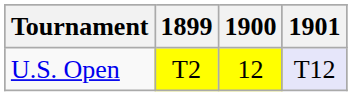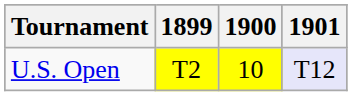(251, 68) 12 -> (251, 68) 10
